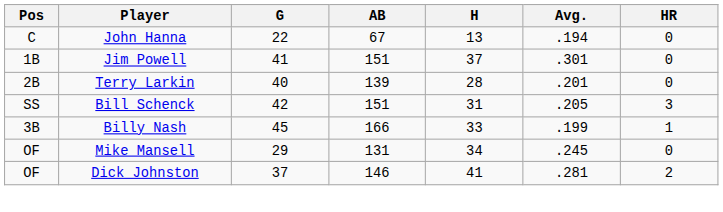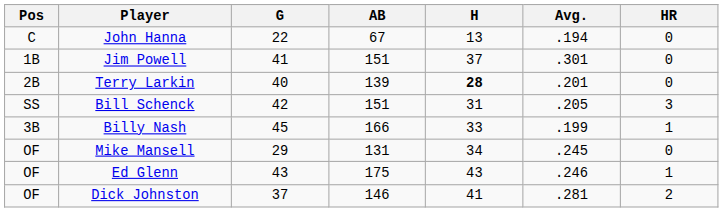(474, 83) normal -> (474, 83) bold
+ row: (145, 173)
